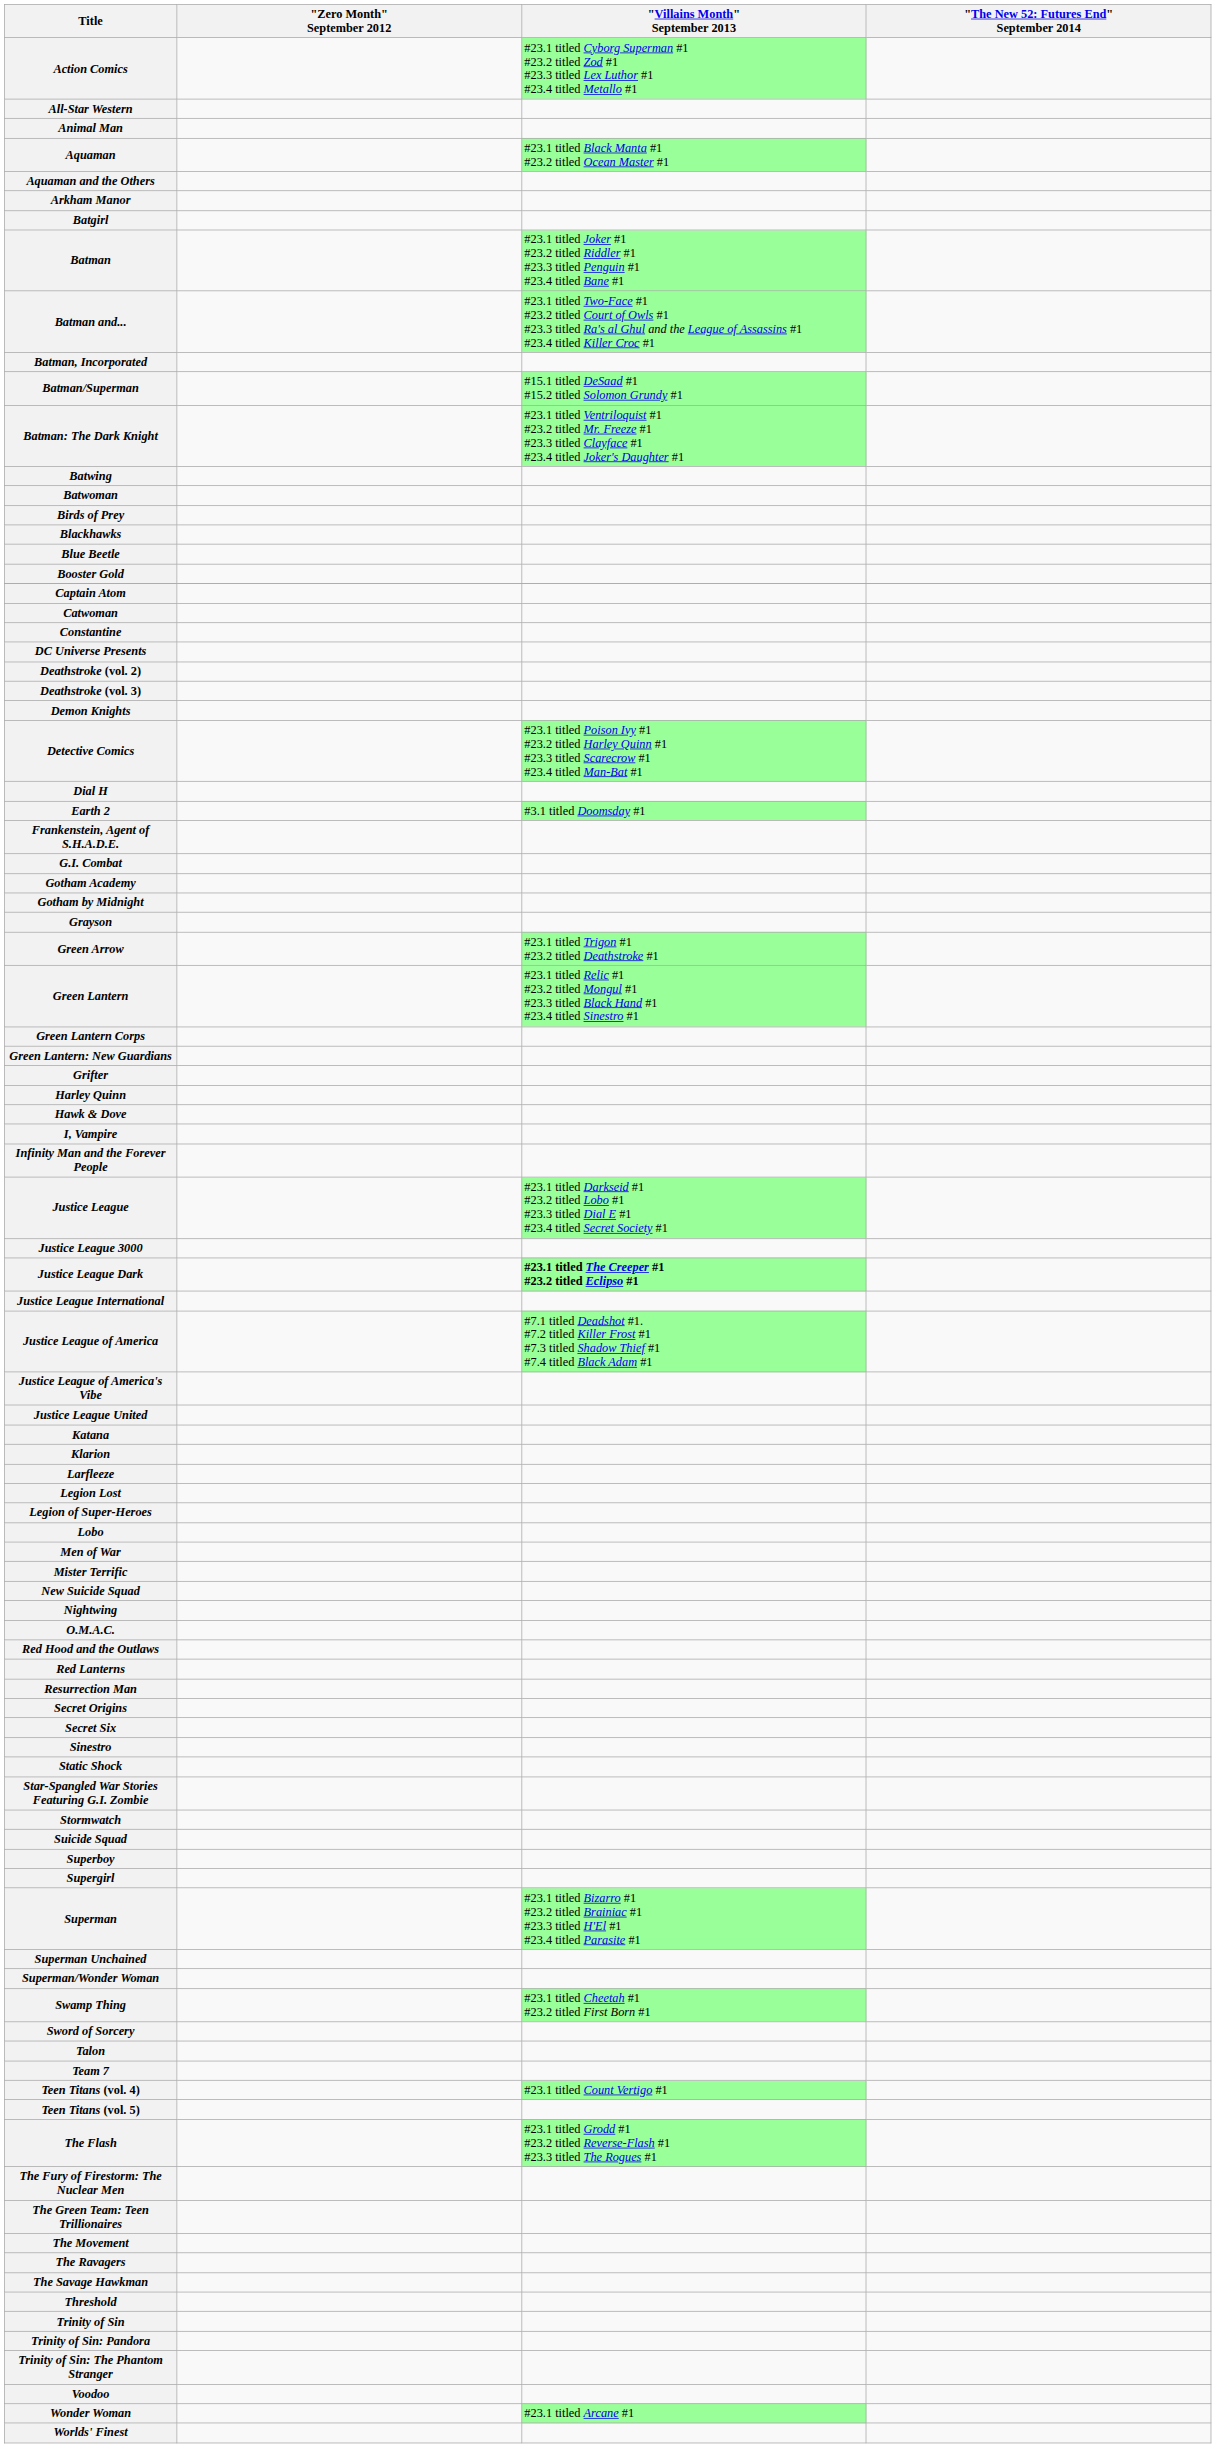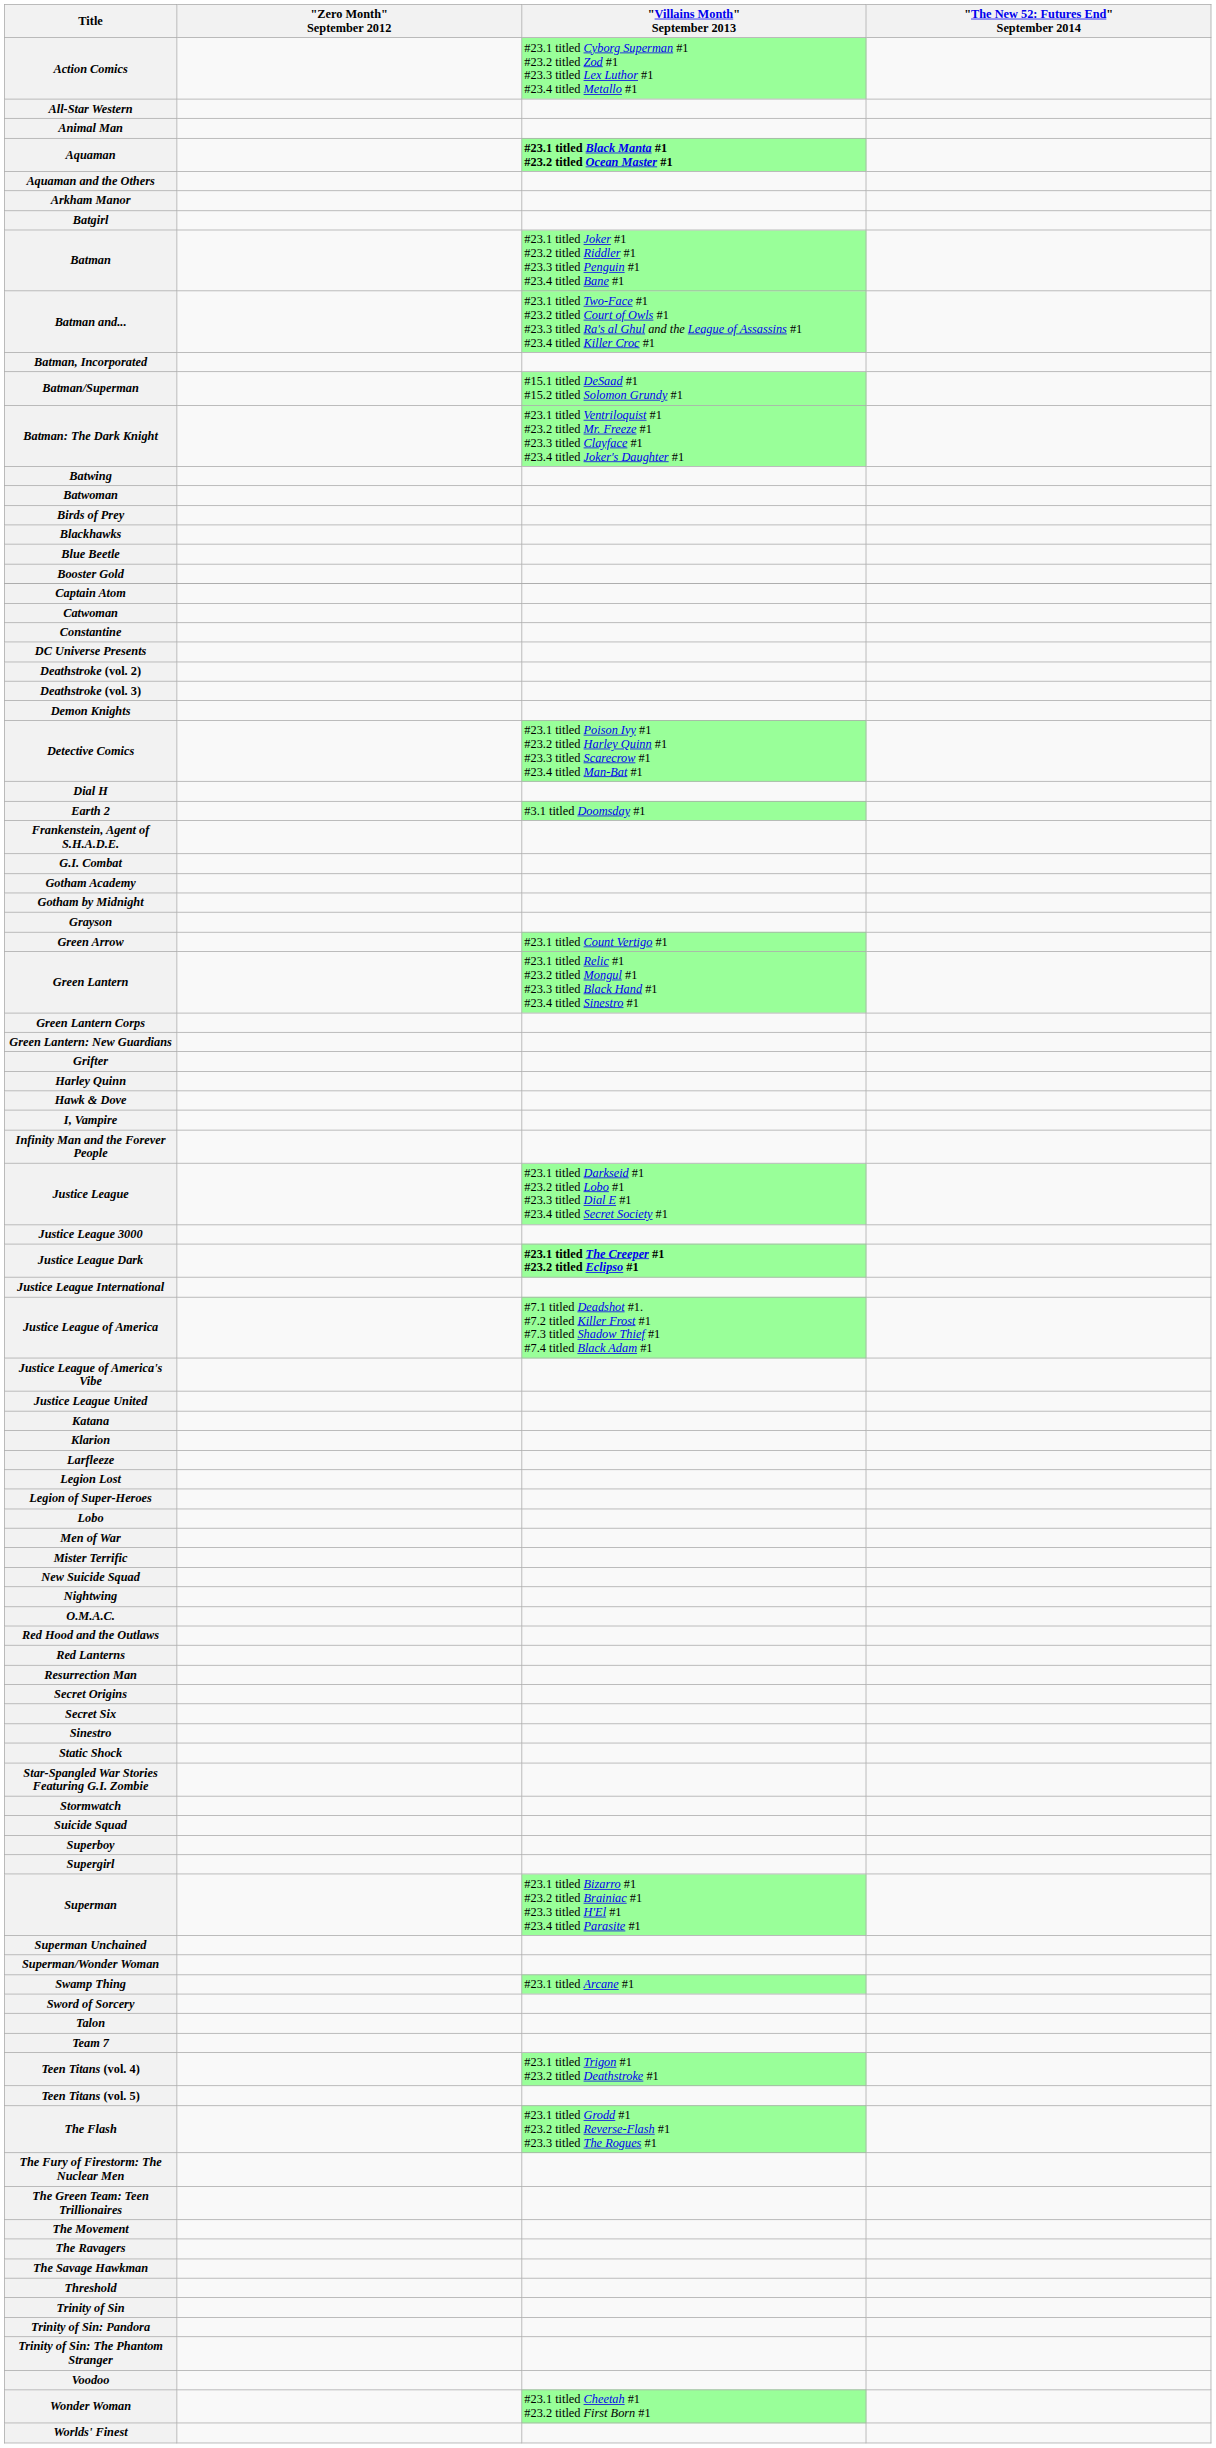(597, 154) normal -> (598, 154) bold
(592, 948) #23.1 titled Trigon #1 #23.2 titled Deathstroke #1 -> (596, 941) #23.1 titled Count Vertigo #1
(588, 2005) #23.1 titled Cheetah #1 #23.2 titled First Born #1 -> (579, 1984) #23.1 titled Arcane #1
(596, 2090) #23.1 titled Count Vertigo #1 -> (592, 2069) #23.1 titled Trigon #1 #23.2 titled Deathstroke #1
(579, 2413) #23.1 titled Arcane #1 -> (588, 2406) #23.1 titled Cheetah #1 #23.2 titled First Born #1
